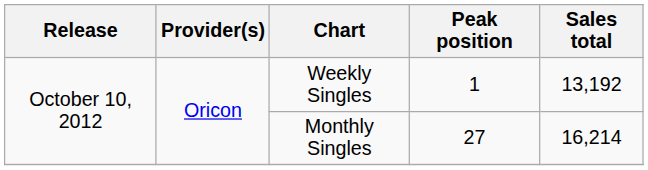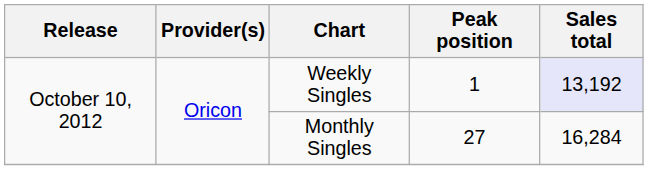(591, 84) no background -> (591, 84) lavender background
(591, 137) 16,214 -> (591, 137) 16,284
